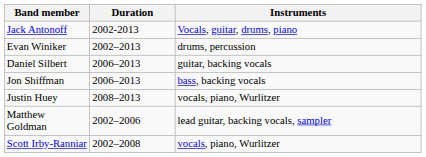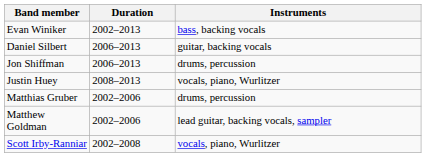- row: (37, 30)
(216, 47) drums, percussion -> (221, 30) bass, backing vocals
(221, 81) bass, backing vocals -> (216, 64) drums, percussion
+ row: (42, 98)
